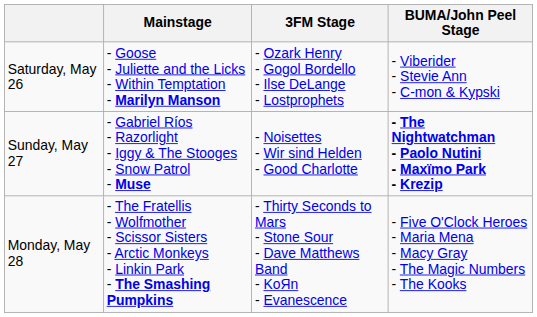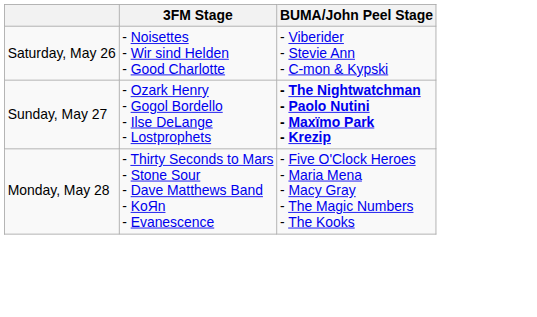- column: (178, 23)
(305, 76) - Ozark Henry - Gogol Bordello - Ilse DeLange - Lostprophets -> (176, 53) - Noisettes - Wir sind Helden - Good Charlotte
(308, 153) - Noisettes - Wir sind Helden - Good Charlotte -> (172, 114) - Ozark Henry - Gogol Bordello - Ilse DeLange - Lostprophets
